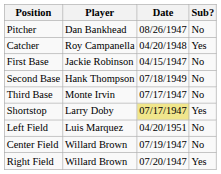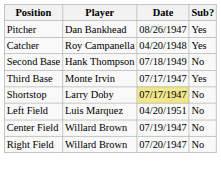(198, 29) No -> (199, 29) Yes
- row: (28, 62)
(198, 95) No -> (199, 78) Yes
(199, 111) Yes -> (198, 95) No
(199, 161) Yes -> (198, 144) No
